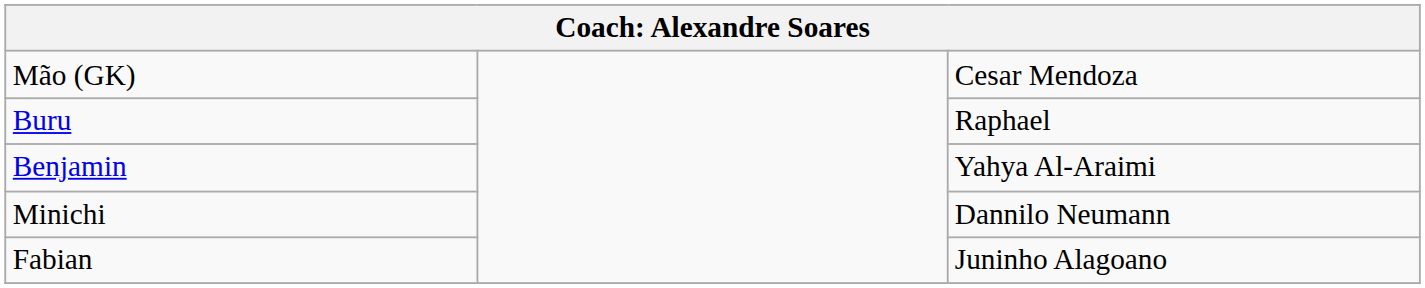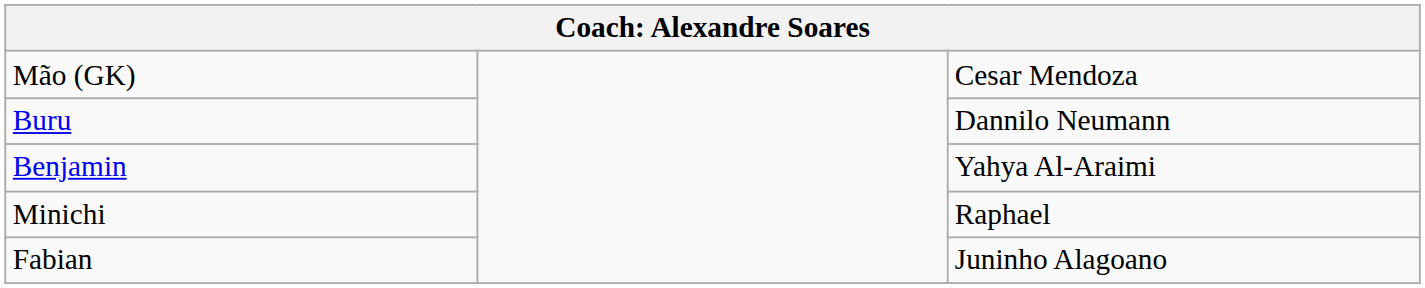(1003, 120) Raphael -> (1063, 120) Dannilo Neumann
(1063, 213) Dannilo Neumann -> (1003, 213) Raphael
